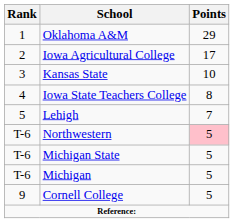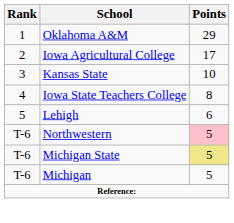(209, 114) 7 -> (209, 114) 6
(209, 154) no background -> (209, 154) khaki background
- row: (83, 194)
